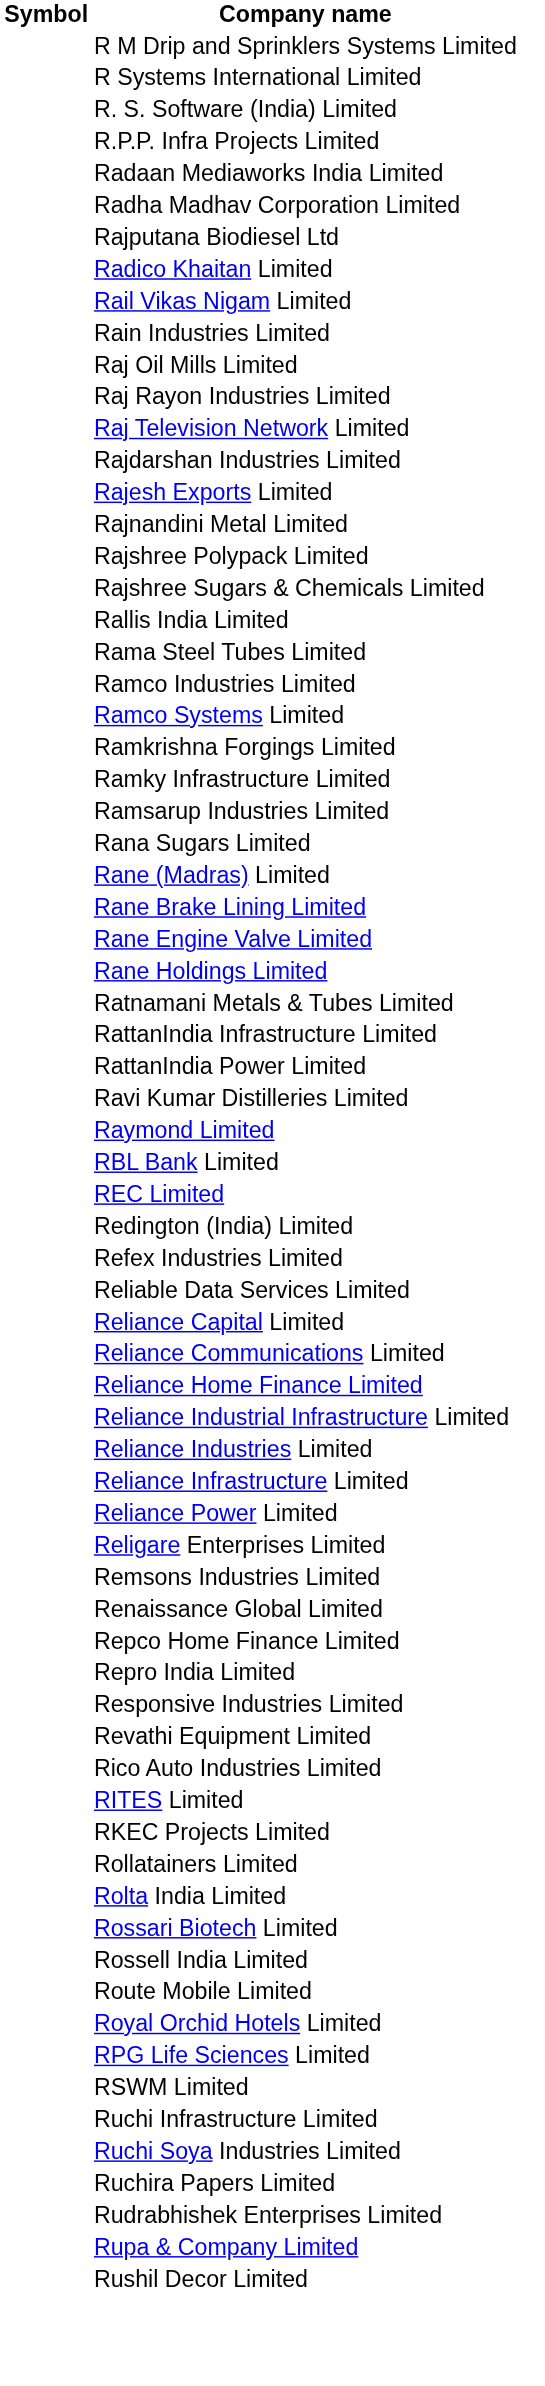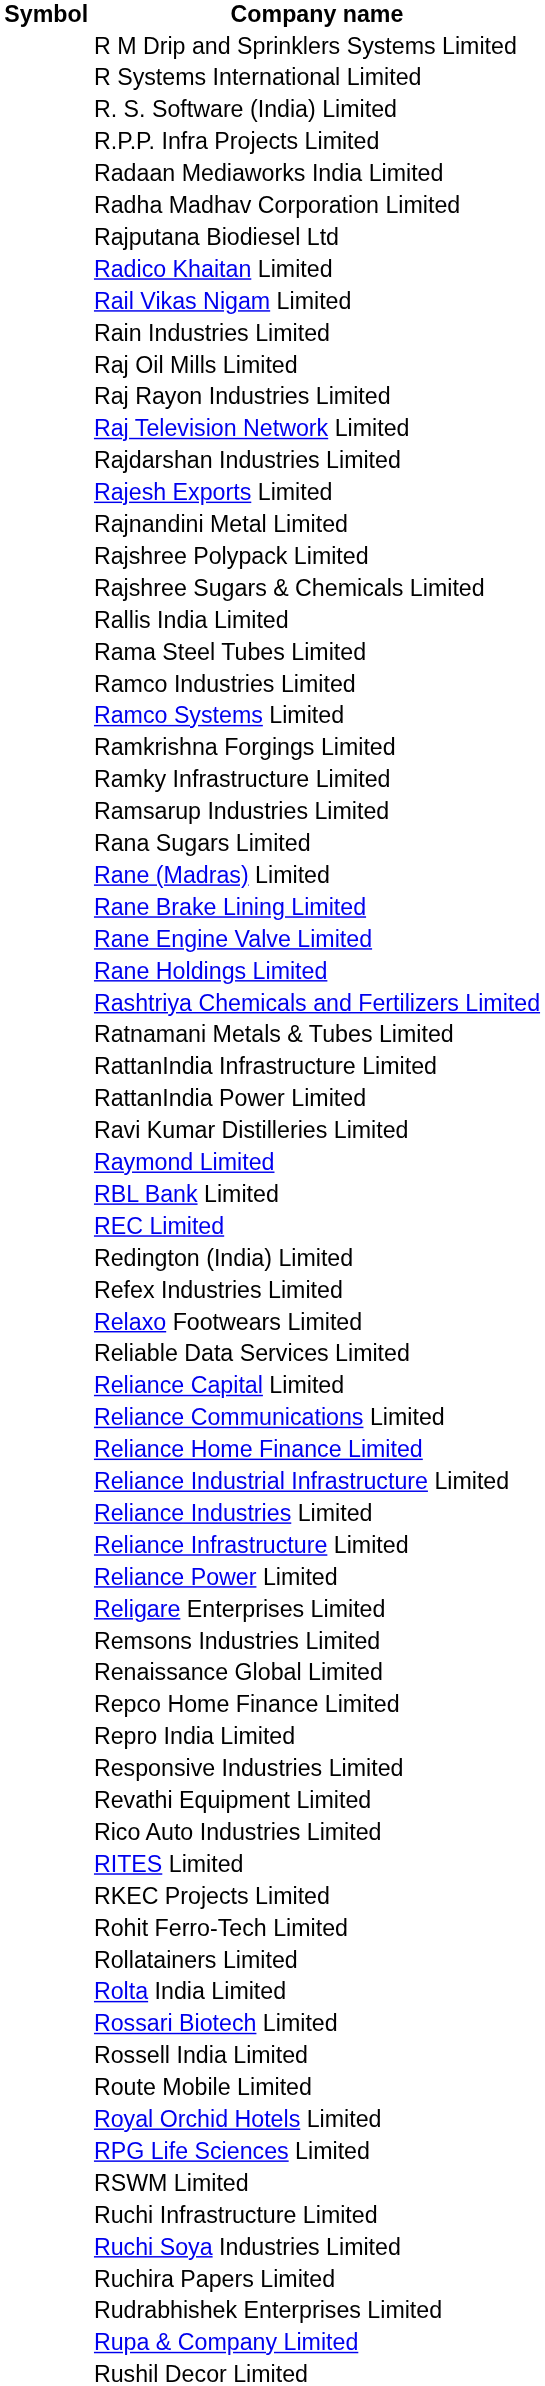+ row: (317, 1003)
+ row: (228, 1322)
+ row: (221, 1928)
